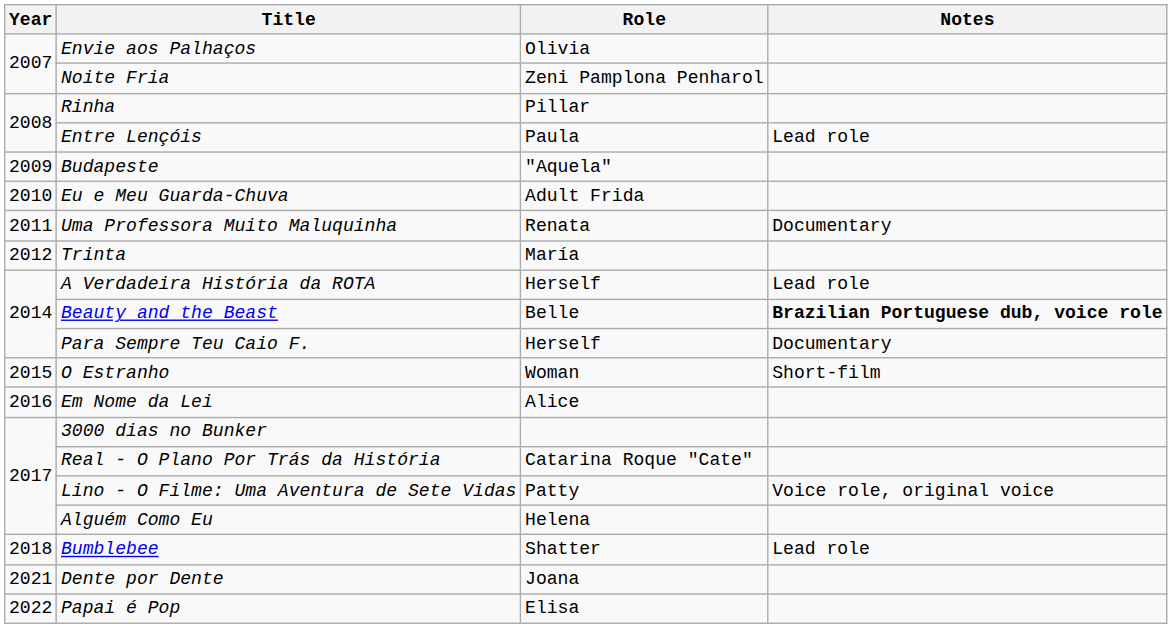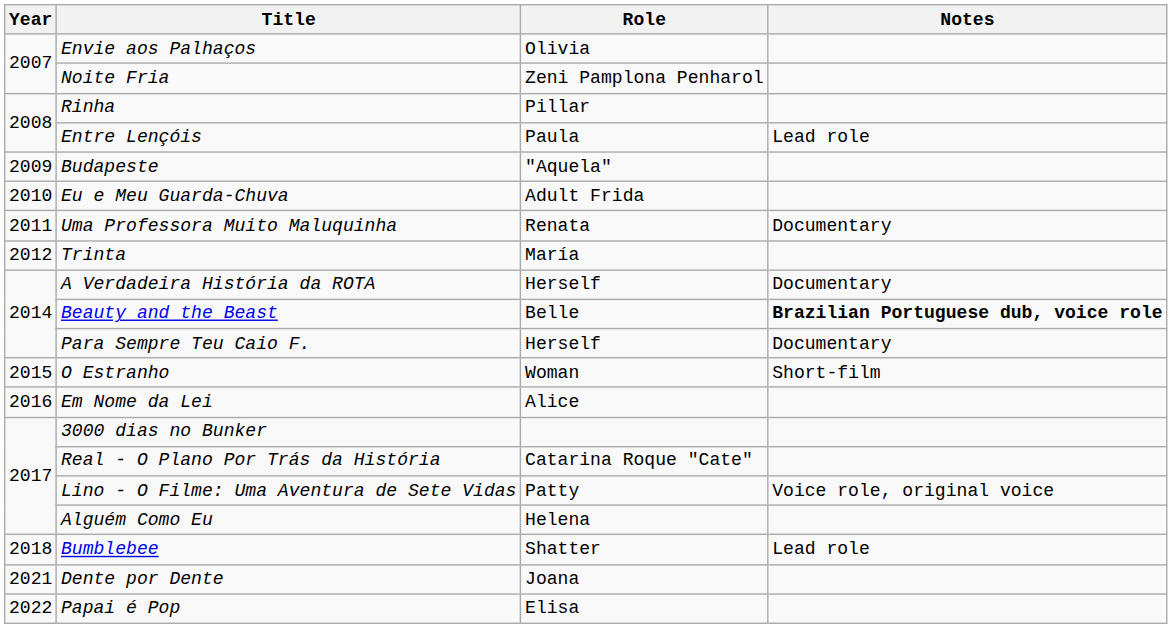(821, 284) Lead role -> (832, 284) Documentary
